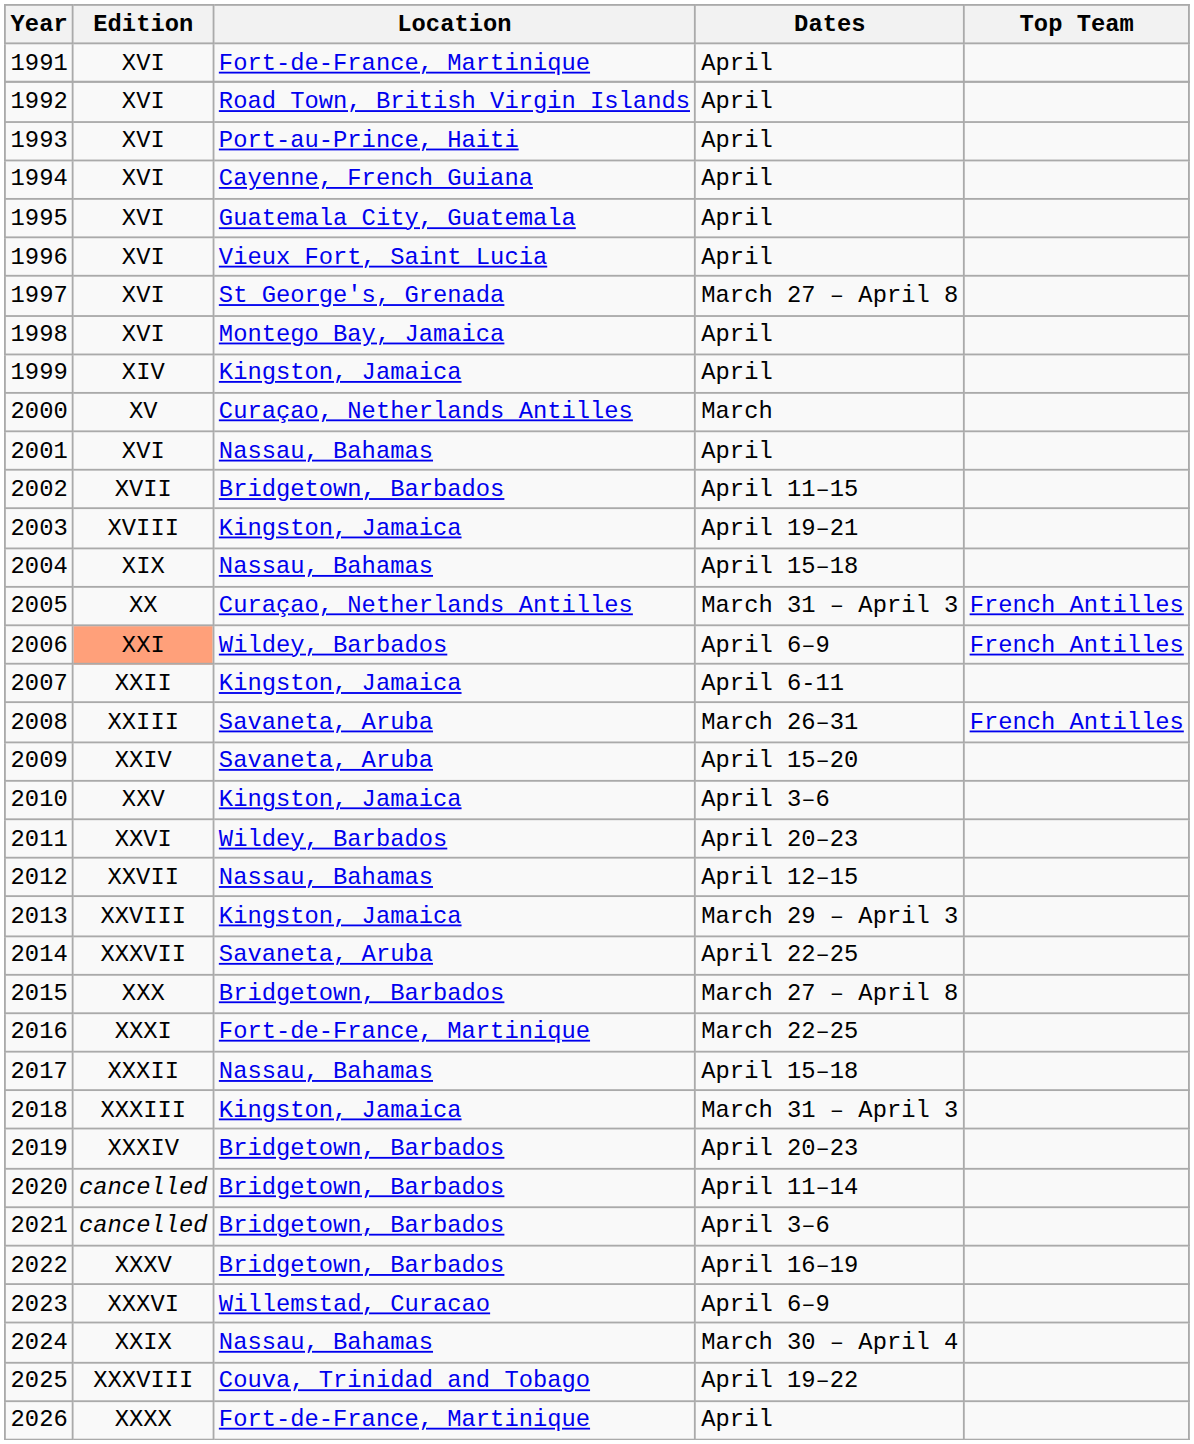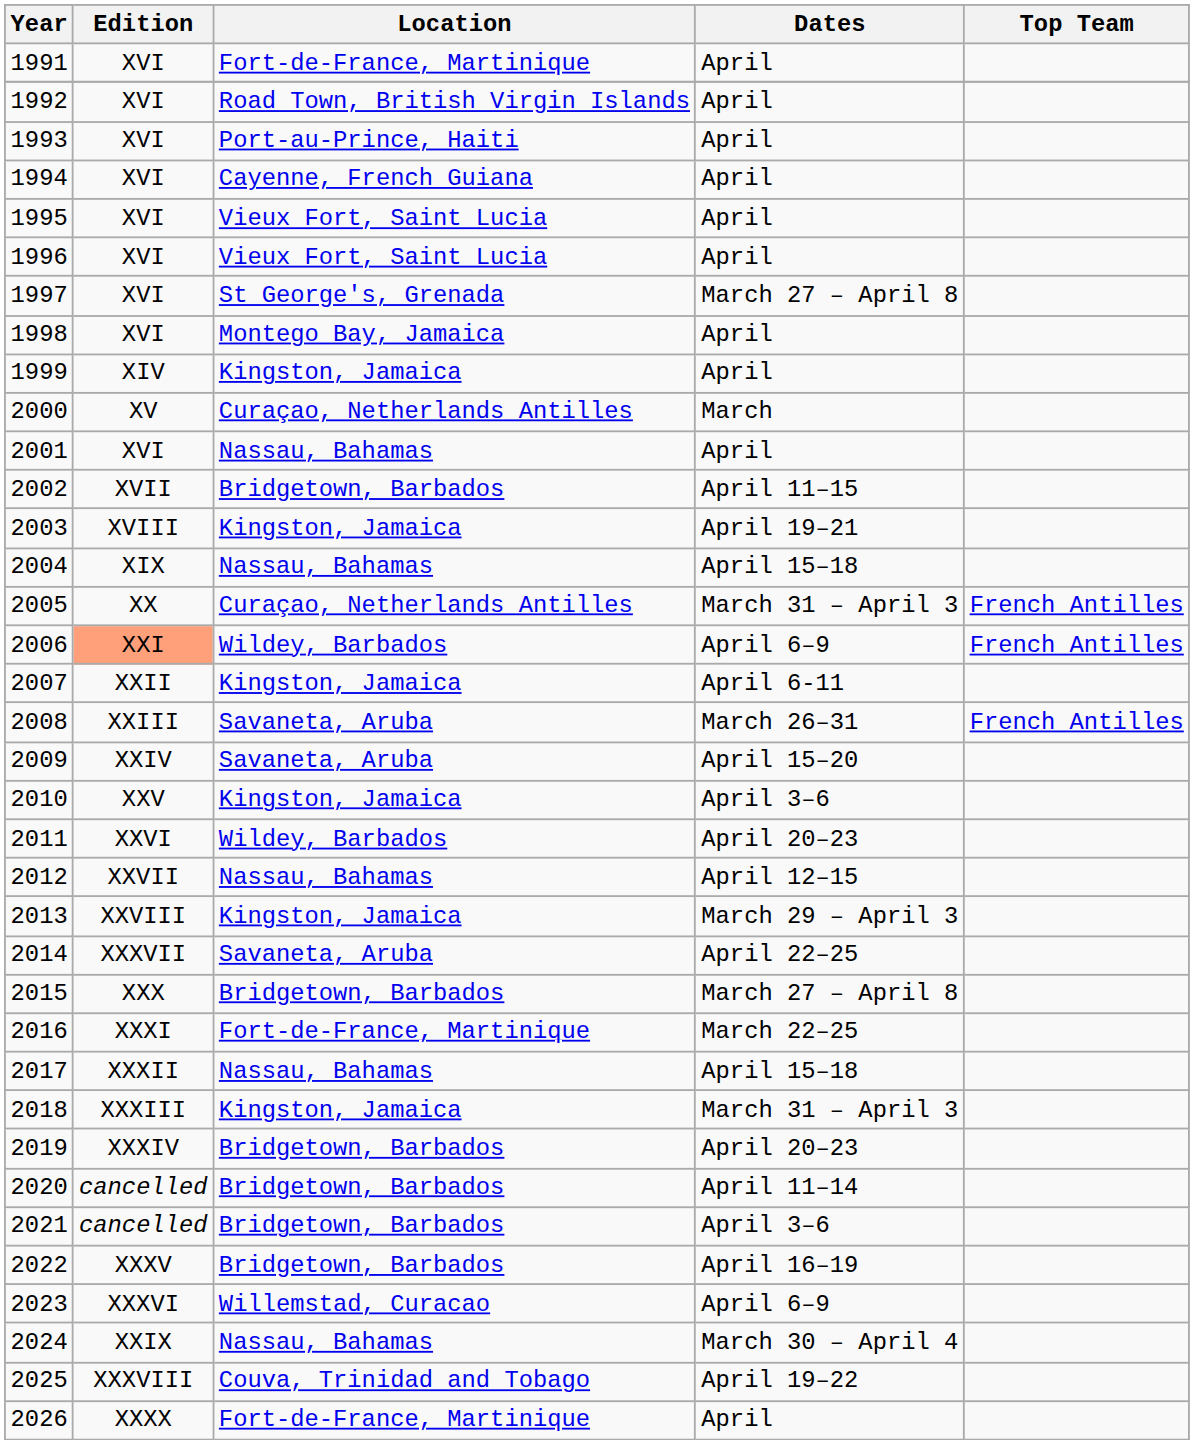(397, 218) Guatemala City, Guatemala -> (383, 218) Vieux Fort, Saint Lucia
